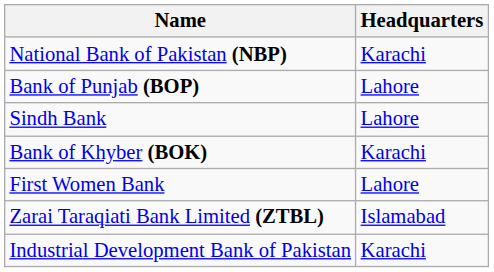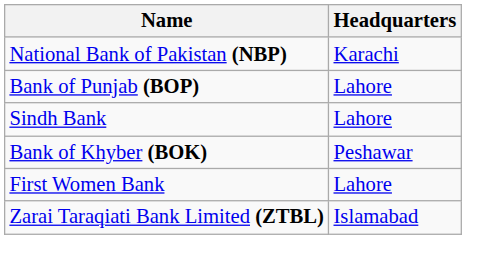(393, 151) Karachi -> (373, 151) Peshawar
- row: (180, 250)
